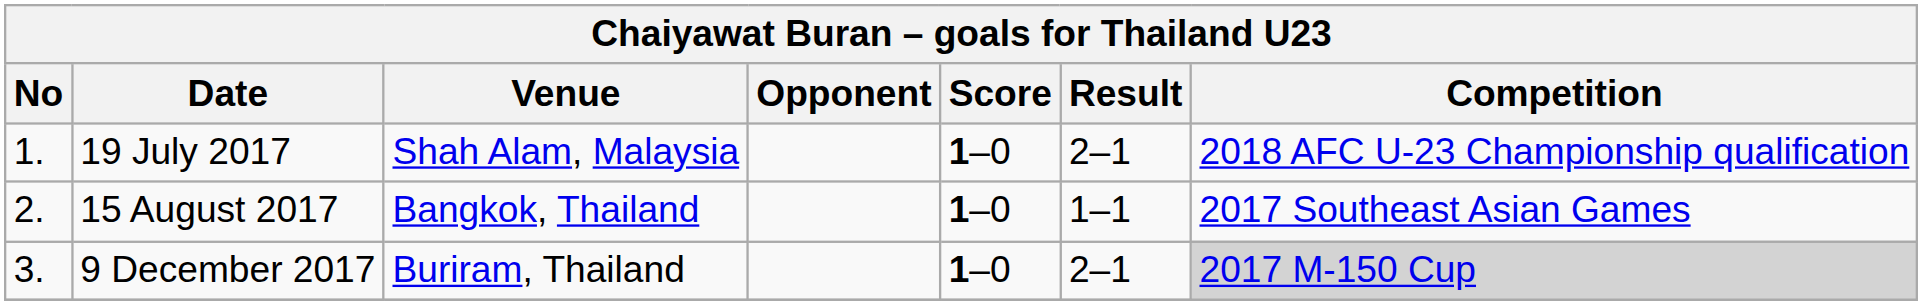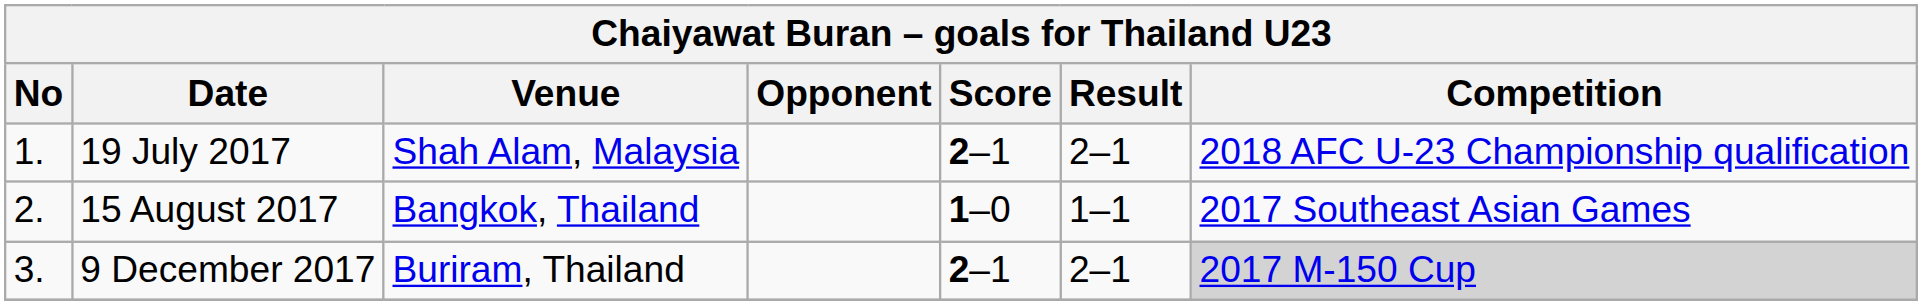(980, 151) 1–0 -> (980, 151) 2–1
(980, 269) 1–0 -> (980, 269) 2–1
